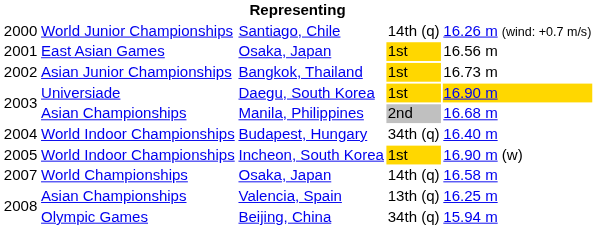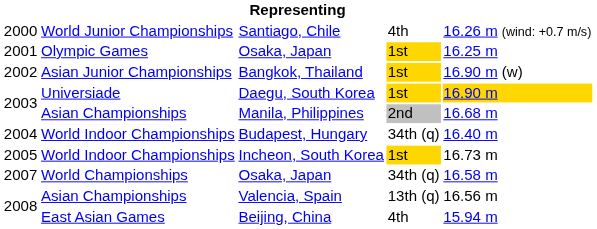(414, 30) 14th (q) -> (398, 30) 4th
(103, 51) East Asian Games -> (95, 51) Olympic Games
(470, 51) 16.56 m -> (470, 51) 16.25 m
(470, 72) 16.73 m -> (483, 72) 16.90 m (w)
(483, 155) 16.90 m (w) -> (470, 155) 16.73 m
(414, 175) 14th (q) -> (414, 175) 34th (q)
(470, 196) 16.25 m -> (470, 196) 16.56 m
(95, 217) Olympic Games -> (103, 217) East Asian Games
(414, 217) 34th (q) -> (398, 217) 4th
